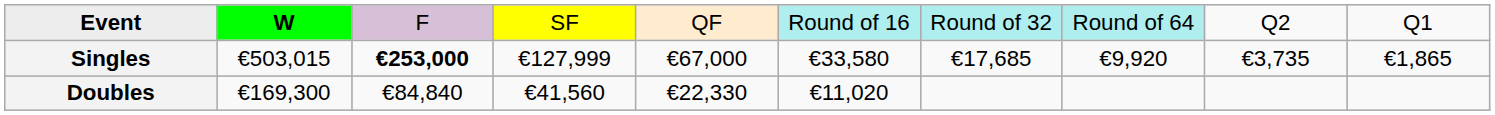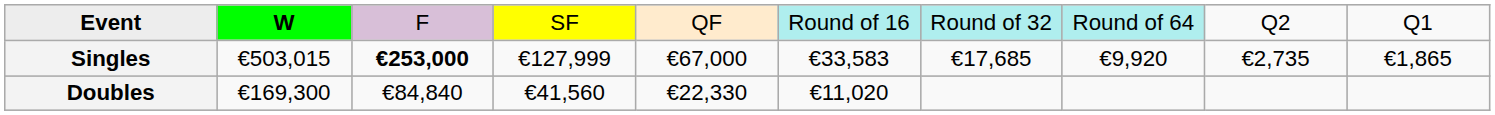(849, 58) €33,580 -> (849, 58) €33,583
(1276, 58) €3,735 -> (1276, 58) €2,735
